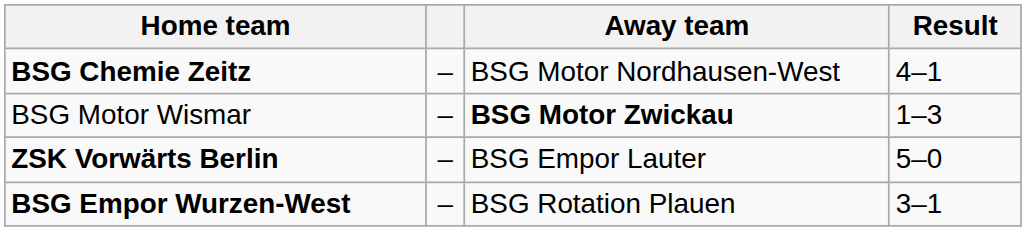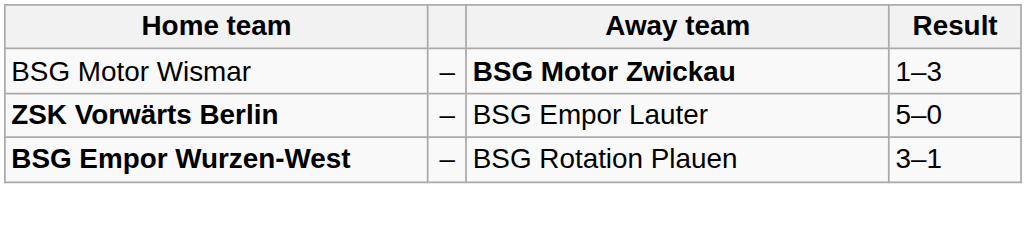- row: (131, 70)
